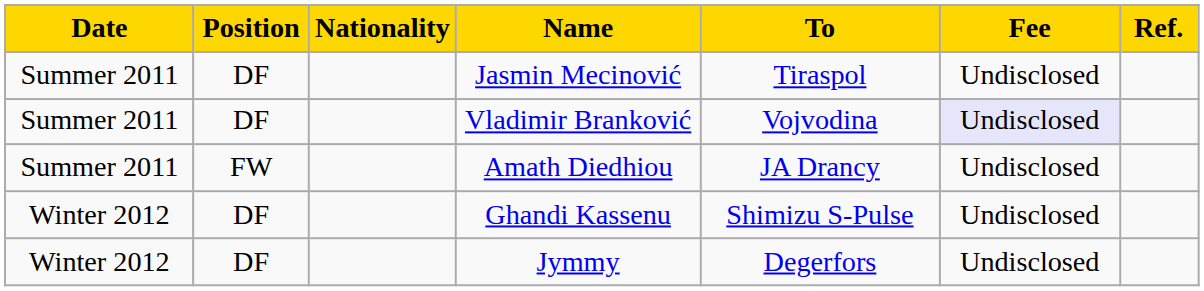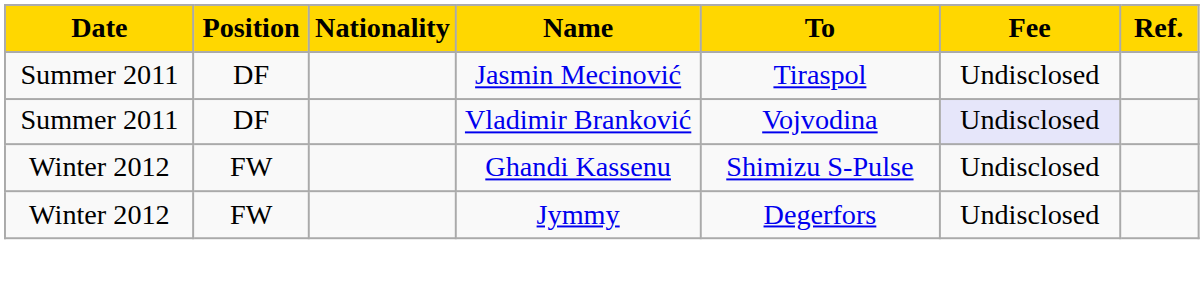- row: (578, 167)
(251, 214) DF -> (251, 167) FW
(251, 260) DF -> (251, 214) FW
